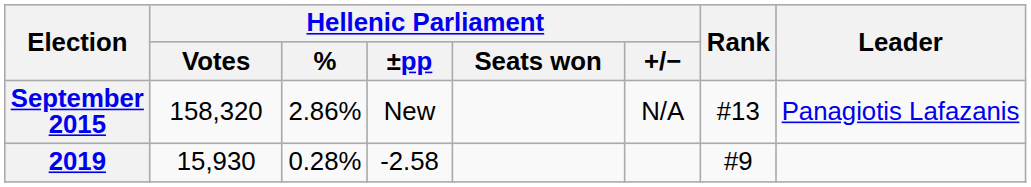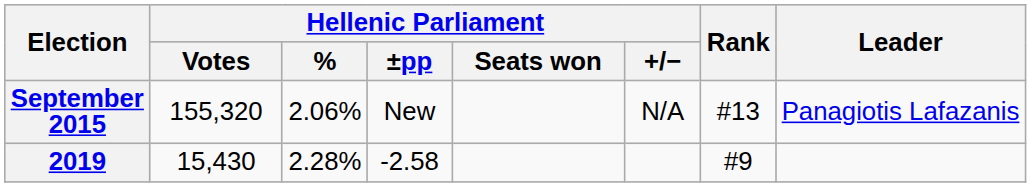(216, 111) 158,320 -> (216, 111) 155,320
(325, 111) 2.86% -> (325, 111) 2.06%
(216, 161) 15,930 -> (216, 161) 15,430
(325, 161) 0.28% -> (325, 161) 2.28%
